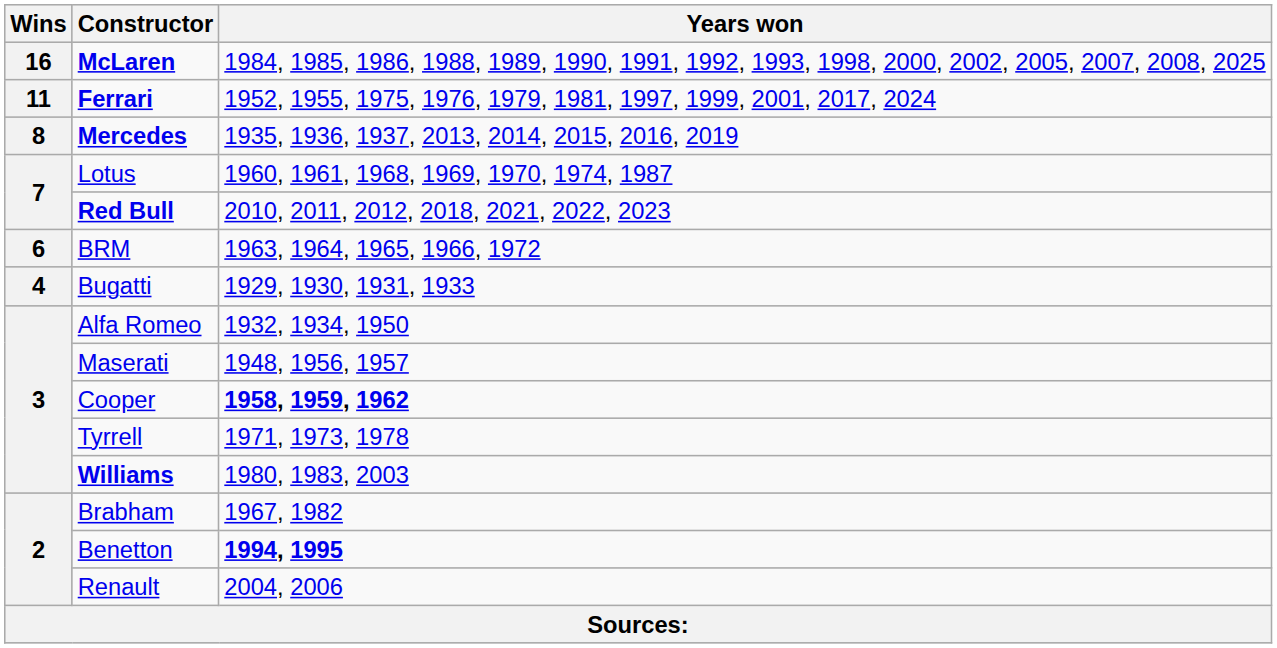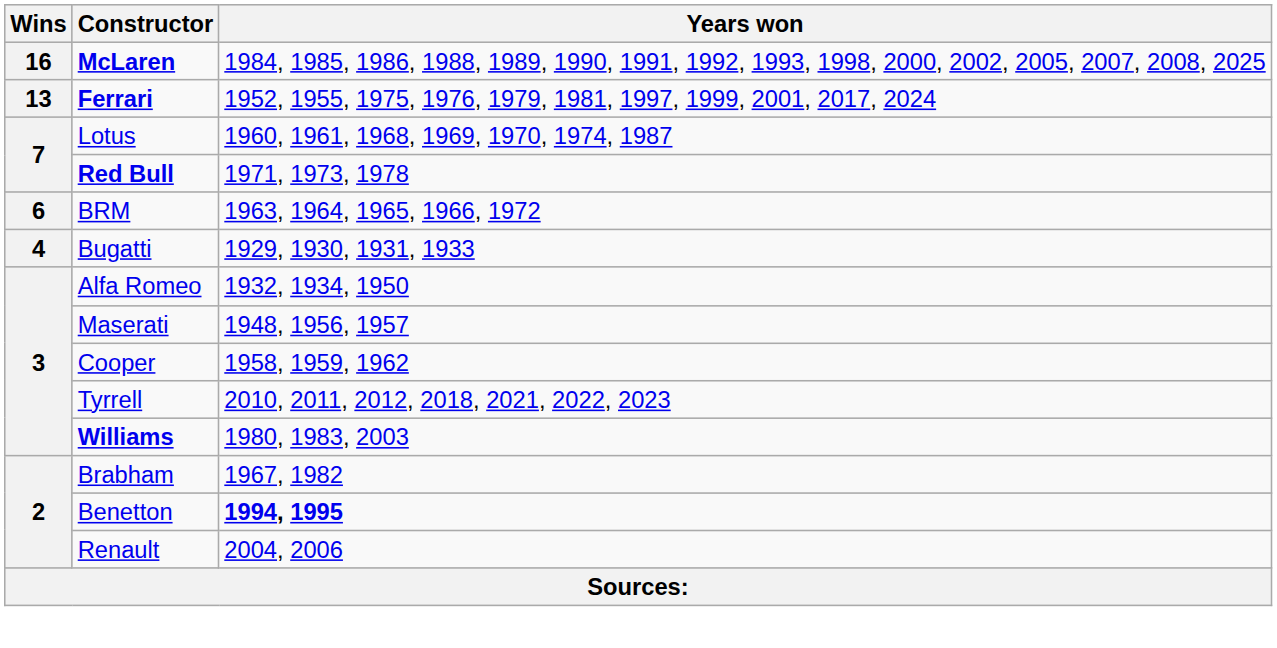(38, 99) 11 -> (38, 99) 13
- row: (132, 136)
(448, 211) 2010, 2011, 2012, 2018, 2021, 2022, 2023 -> (317, 174) 1971, 1973, 1978
(317, 399) bold -> (317, 362) normal
(317, 437) 1971, 1973, 1978 -> (448, 399) 2010, 2011, 2012, 2018, 2021, 2022, 2023
